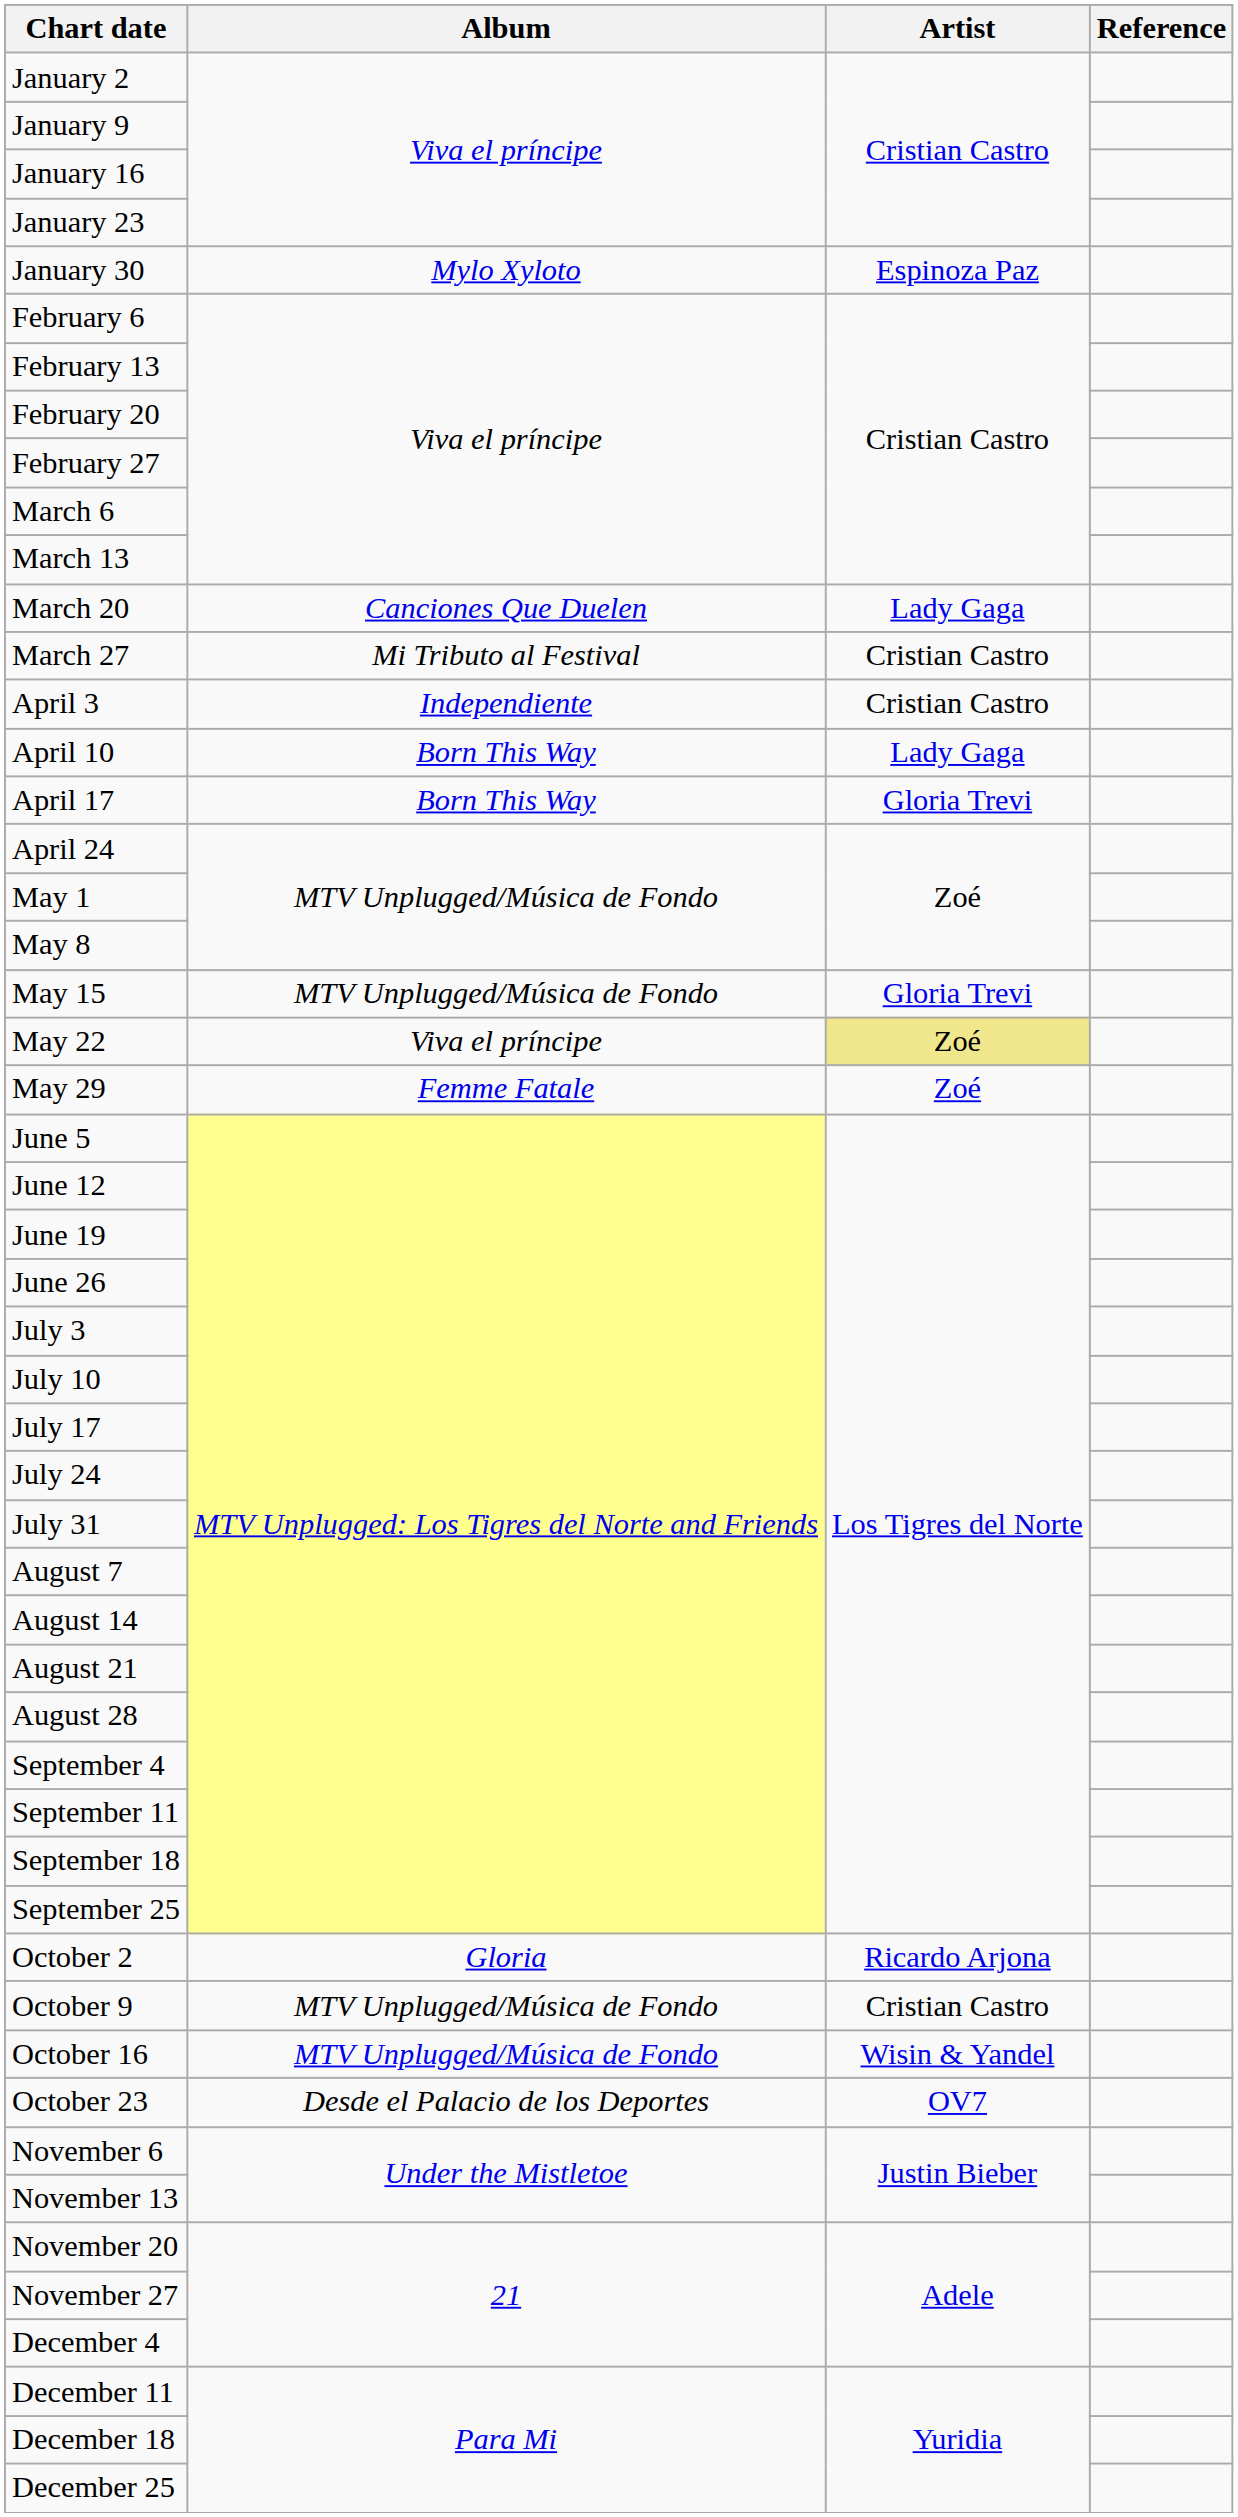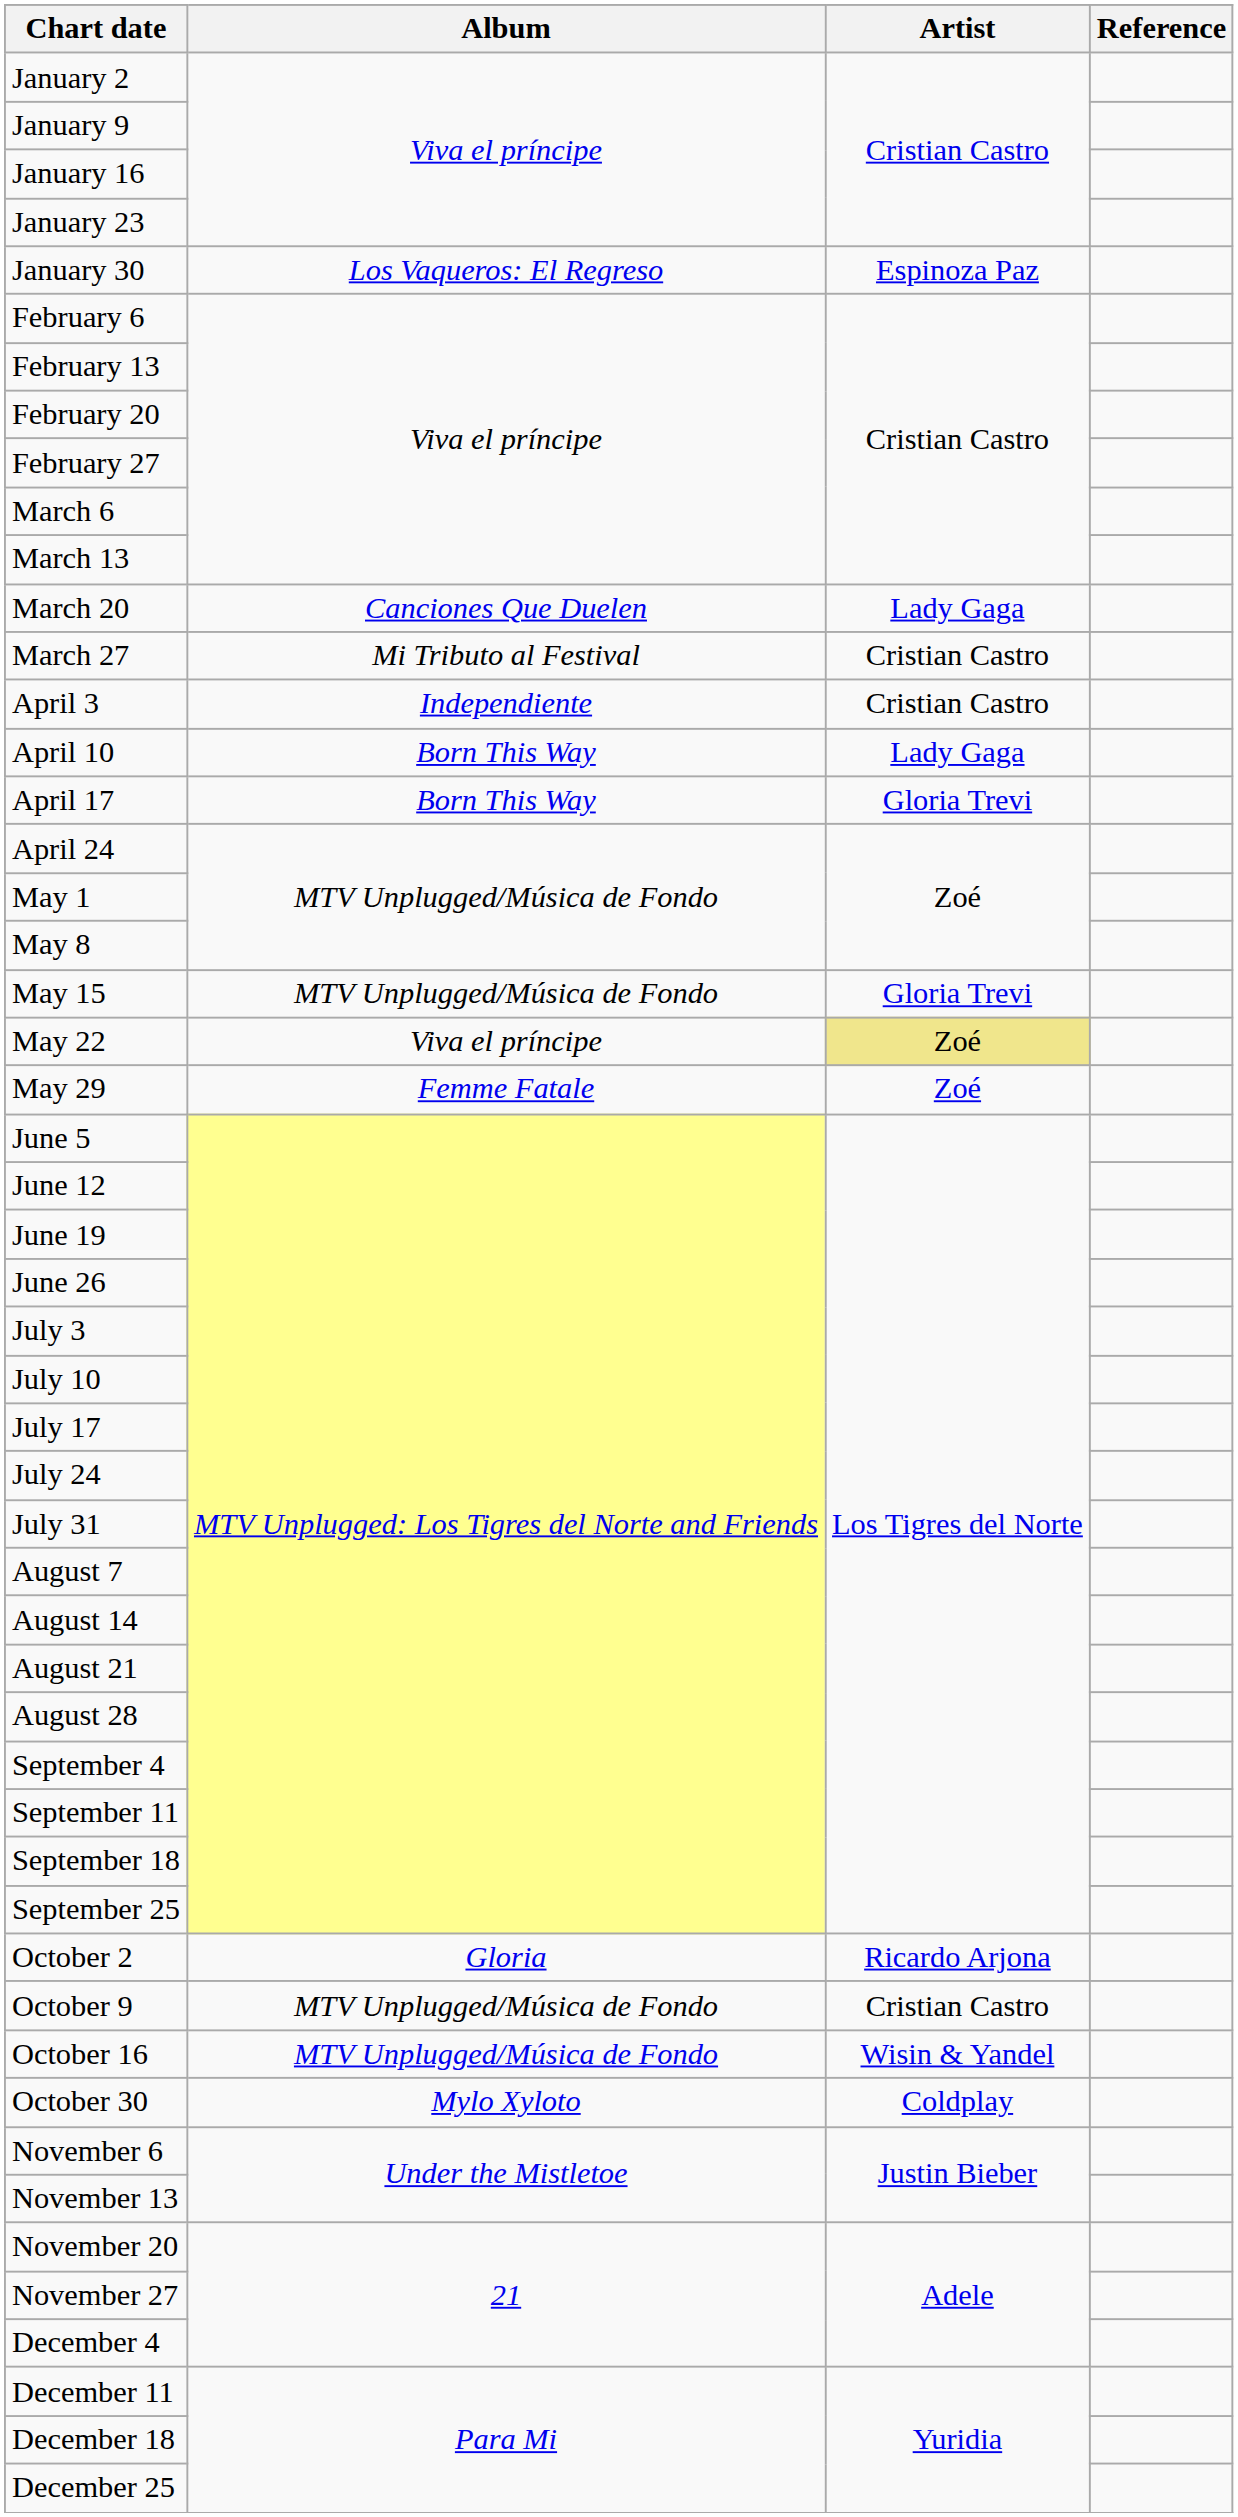(506, 269) Mylo Xyloto -> (506, 269) Los Vaqueros: El Regreso
- row: (80, 2101)
+ row: (80, 2101)
